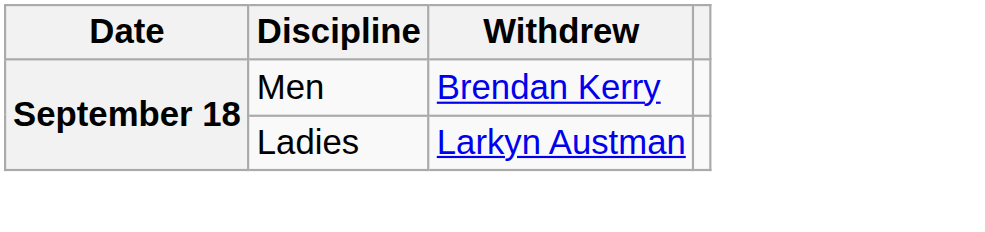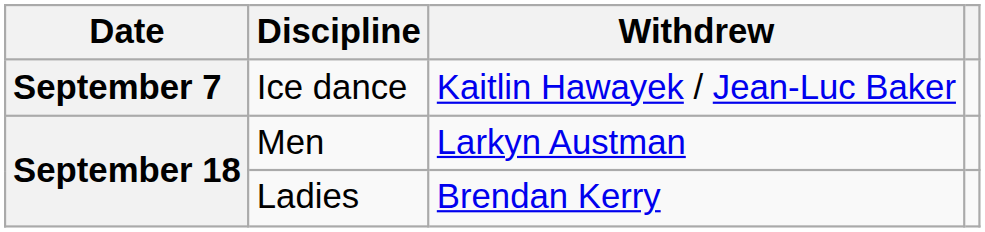+ row: (332, 87)
(549, 87) Brendan Kerry -> (561, 142) Larkyn Austman
(561, 142) Larkyn Austman -> (549, 197) Brendan Kerry
